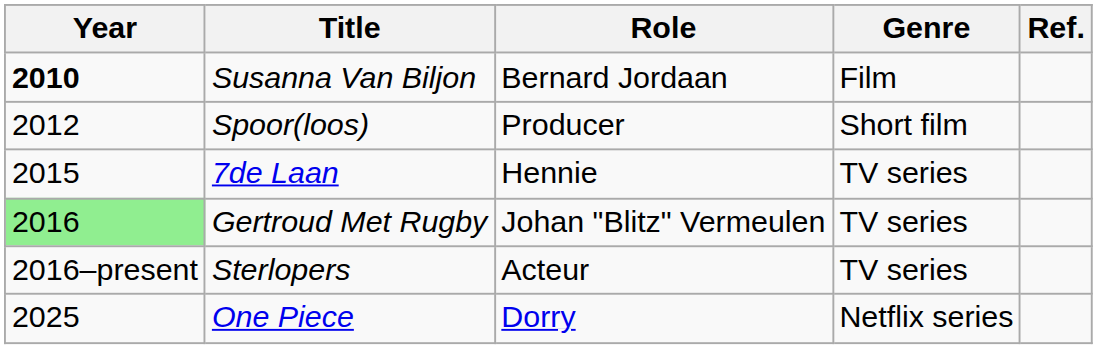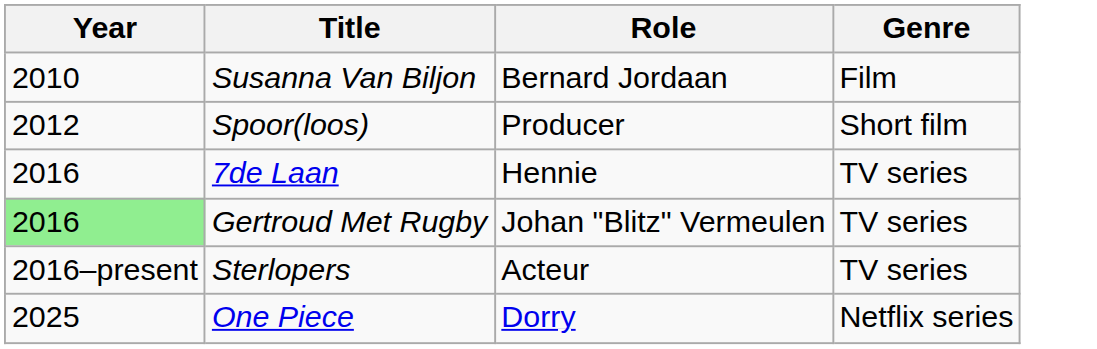- column: (1056, 28)
(46, 76) bold -> (46, 76) normal
(46, 173) 2015 -> (46, 173) 2016
